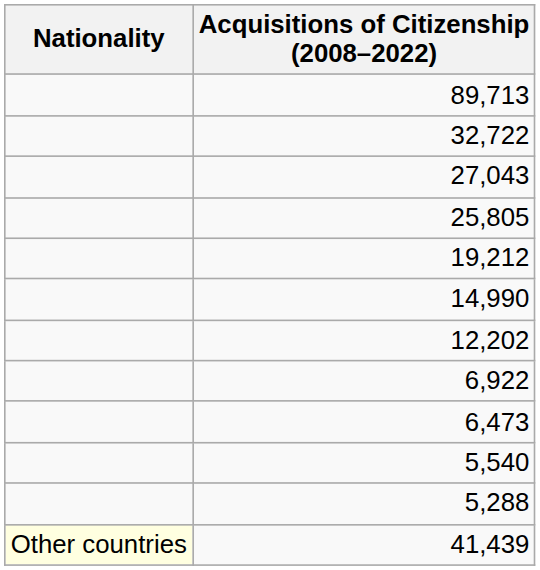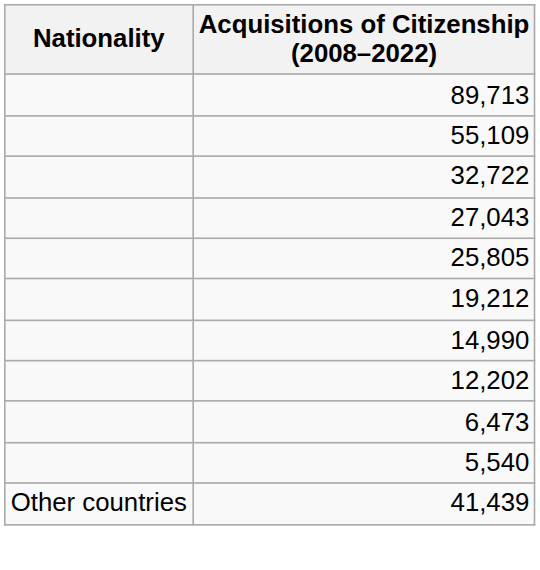+ row: (490, 135)
- row: (497, 380)
- row: (497, 503)
(99, 544) lightyellow background -> (99, 503) no background
